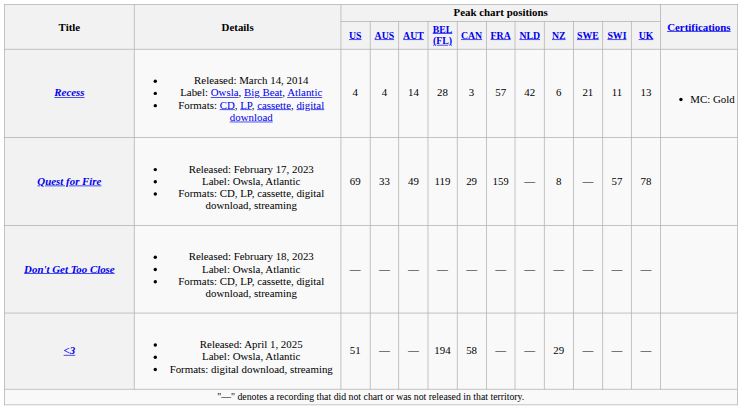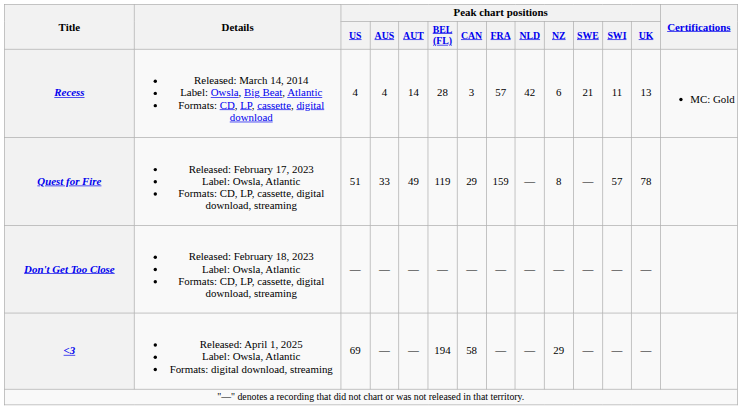(355, 181) 69 -> (355, 181) 51
(355, 351) 51 -> (355, 351) 69
